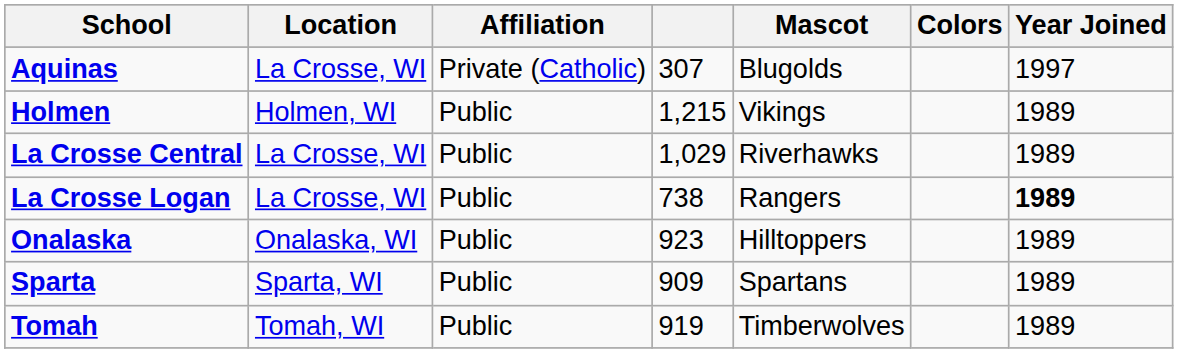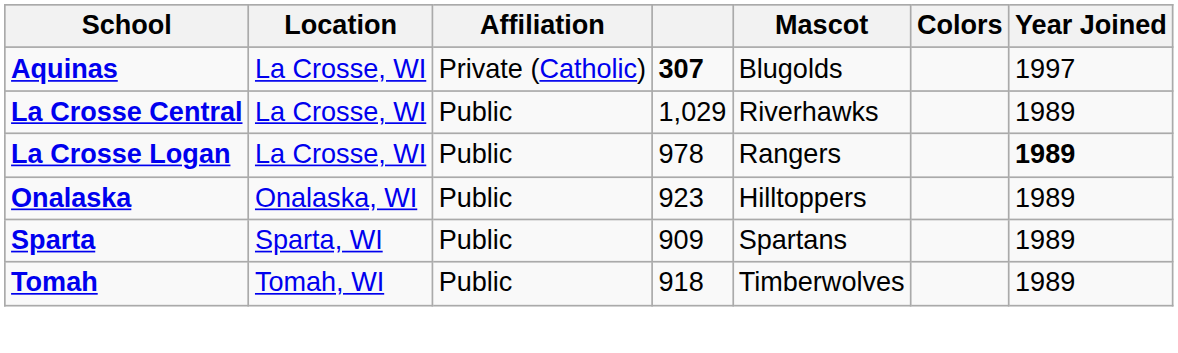(681, 68) normal -> (681, 68) bold
- row: (61, 111)
(681, 197) 738 -> (681, 154) 978
(681, 326) 919 -> (681, 283) 918
